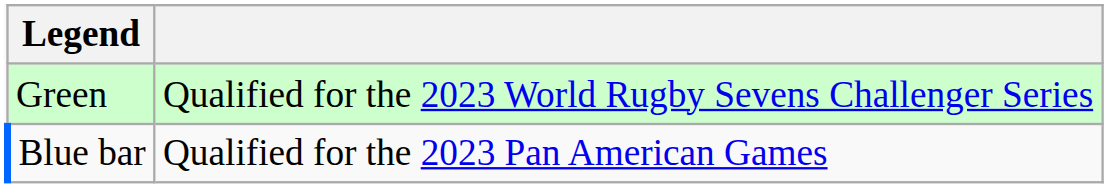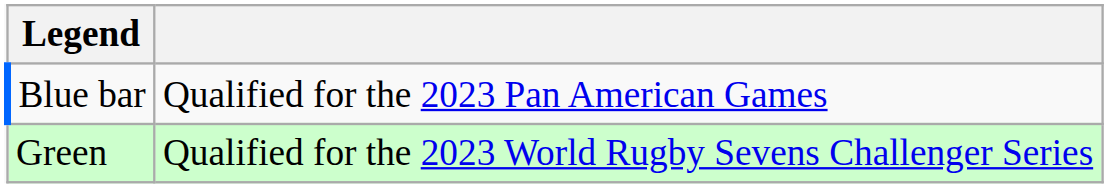rows swapped: (62, 93) <-> (82, 152)
